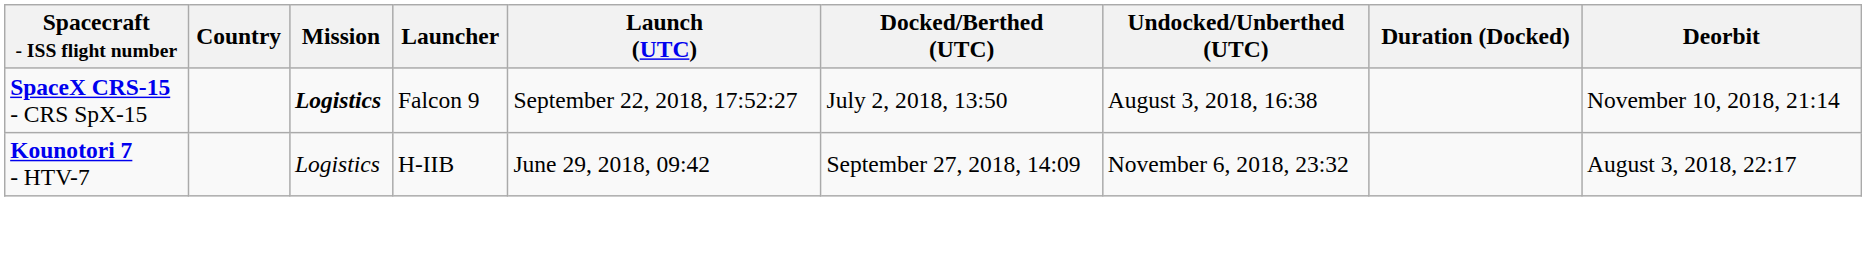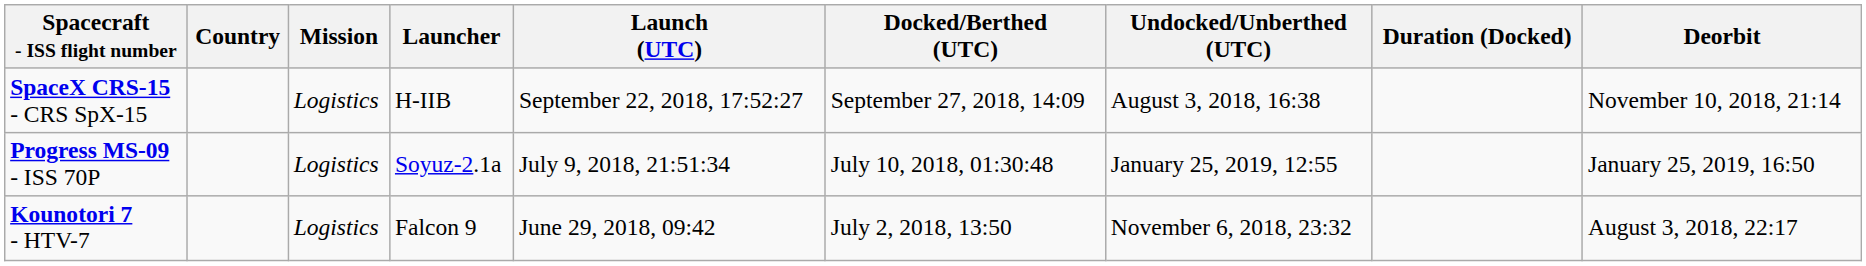(338, 100) bold -> (336, 100) normal
(439, 100) Falcon 9 -> (423, 100) H-IIB
(917, 100) July 2, 2018, 13:50 -> (958, 100) September 27, 2018, 14:09
+ row: (90, 163)
(426, 163) H-IIB -> (436, 227) Falcon 9
(954, 163) September 27, 2018, 14:09 -> (921, 227) July 2, 2018, 13:50
